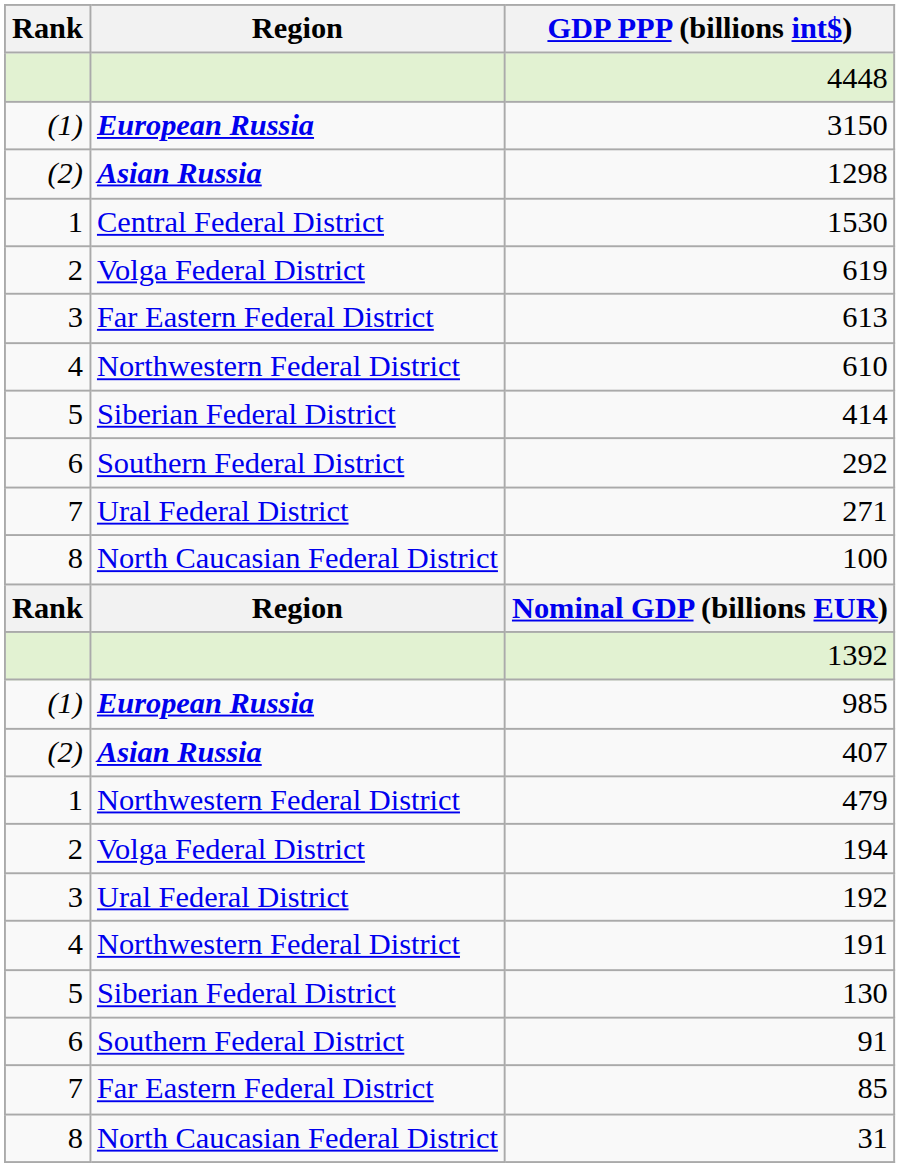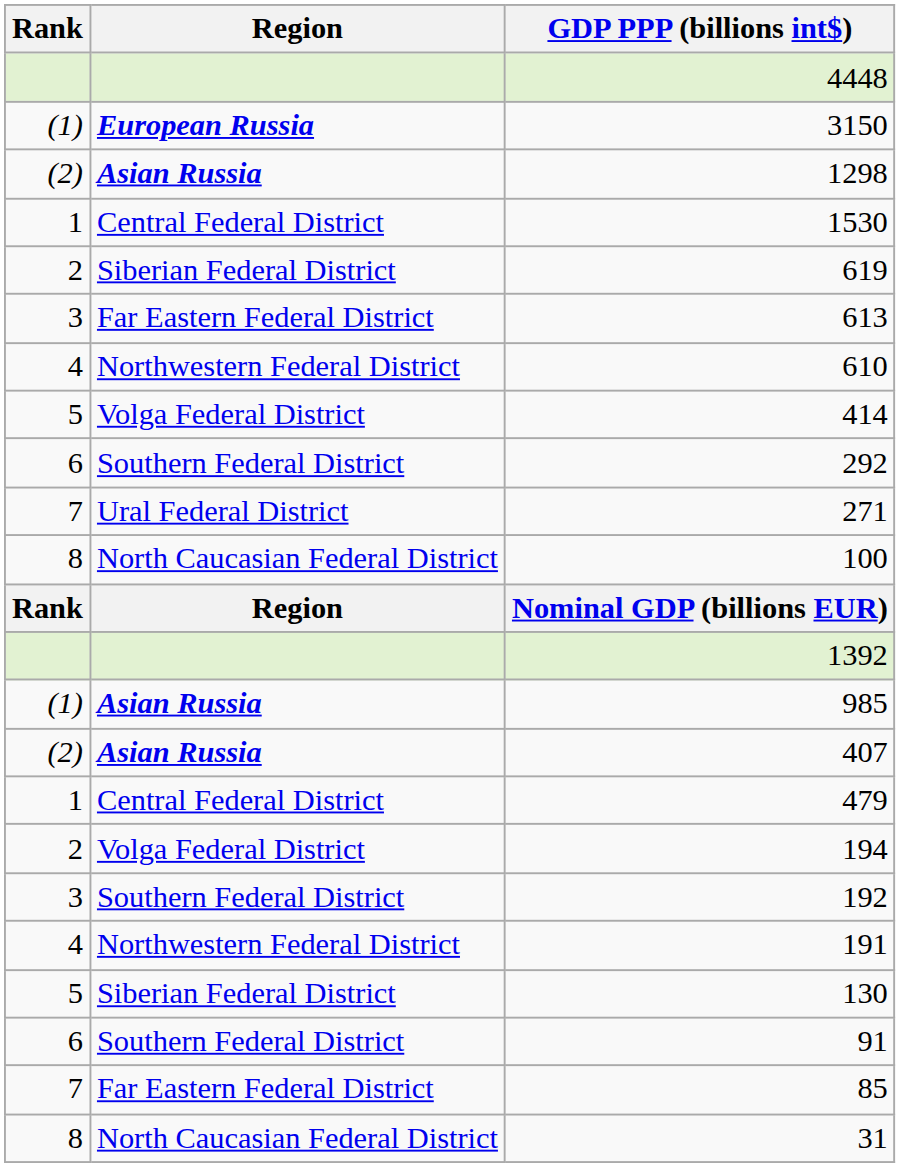(231, 269) Volga Federal District -> (246, 269) Siberian Federal District
(246, 414) Siberian Federal District -> (231, 414) Volga Federal District
(206, 703) European Russia -> (179, 703) Asian Russia
(278, 800) Northwestern Federal District -> (240, 800) Central Federal District
(223, 896) Ural Federal District -> (251, 896) Southern Federal District
